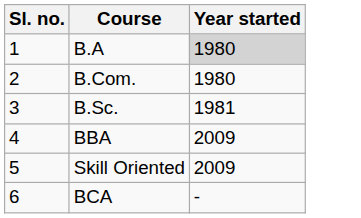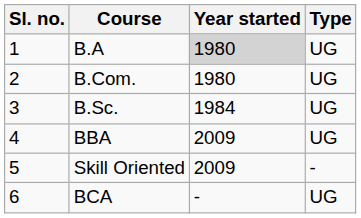+ column: (331, 19)
(214, 108) 1981 -> (214, 108) 1984
